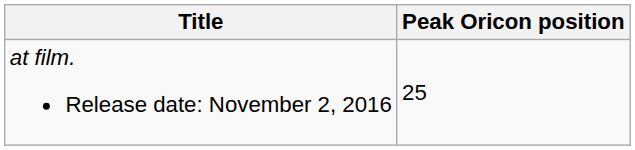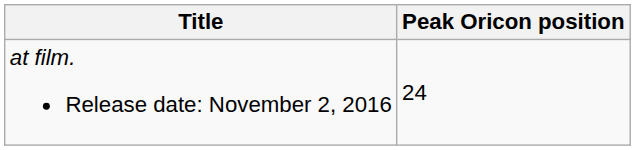(414, 92) 25 -> (414, 92) 24
